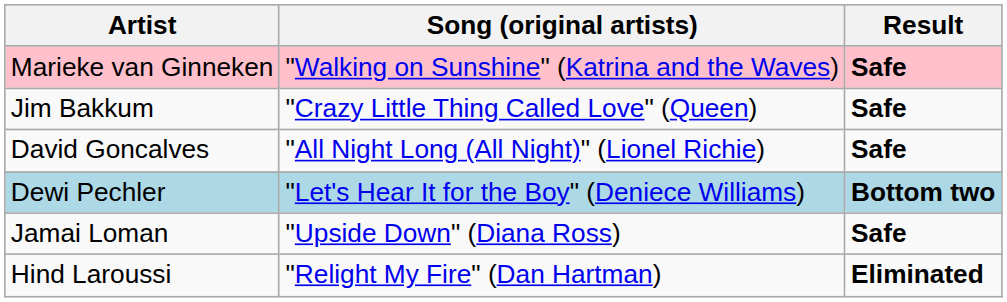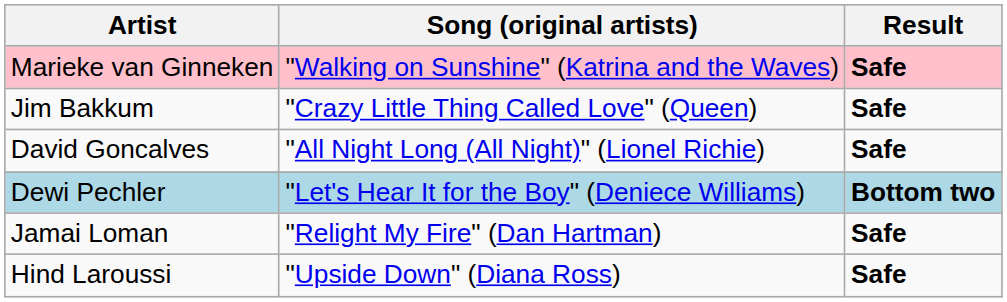(453, 233) "Upside Down" (Diana Ross) -> (473, 233) "Relight My Fire" (Dan Hartman)
(473, 274) "Relight My Fire" (Dan Hartman) -> (453, 274) "Upside Down" (Diana Ross)
(917, 274) Eliminated -> (879, 274) Safe
